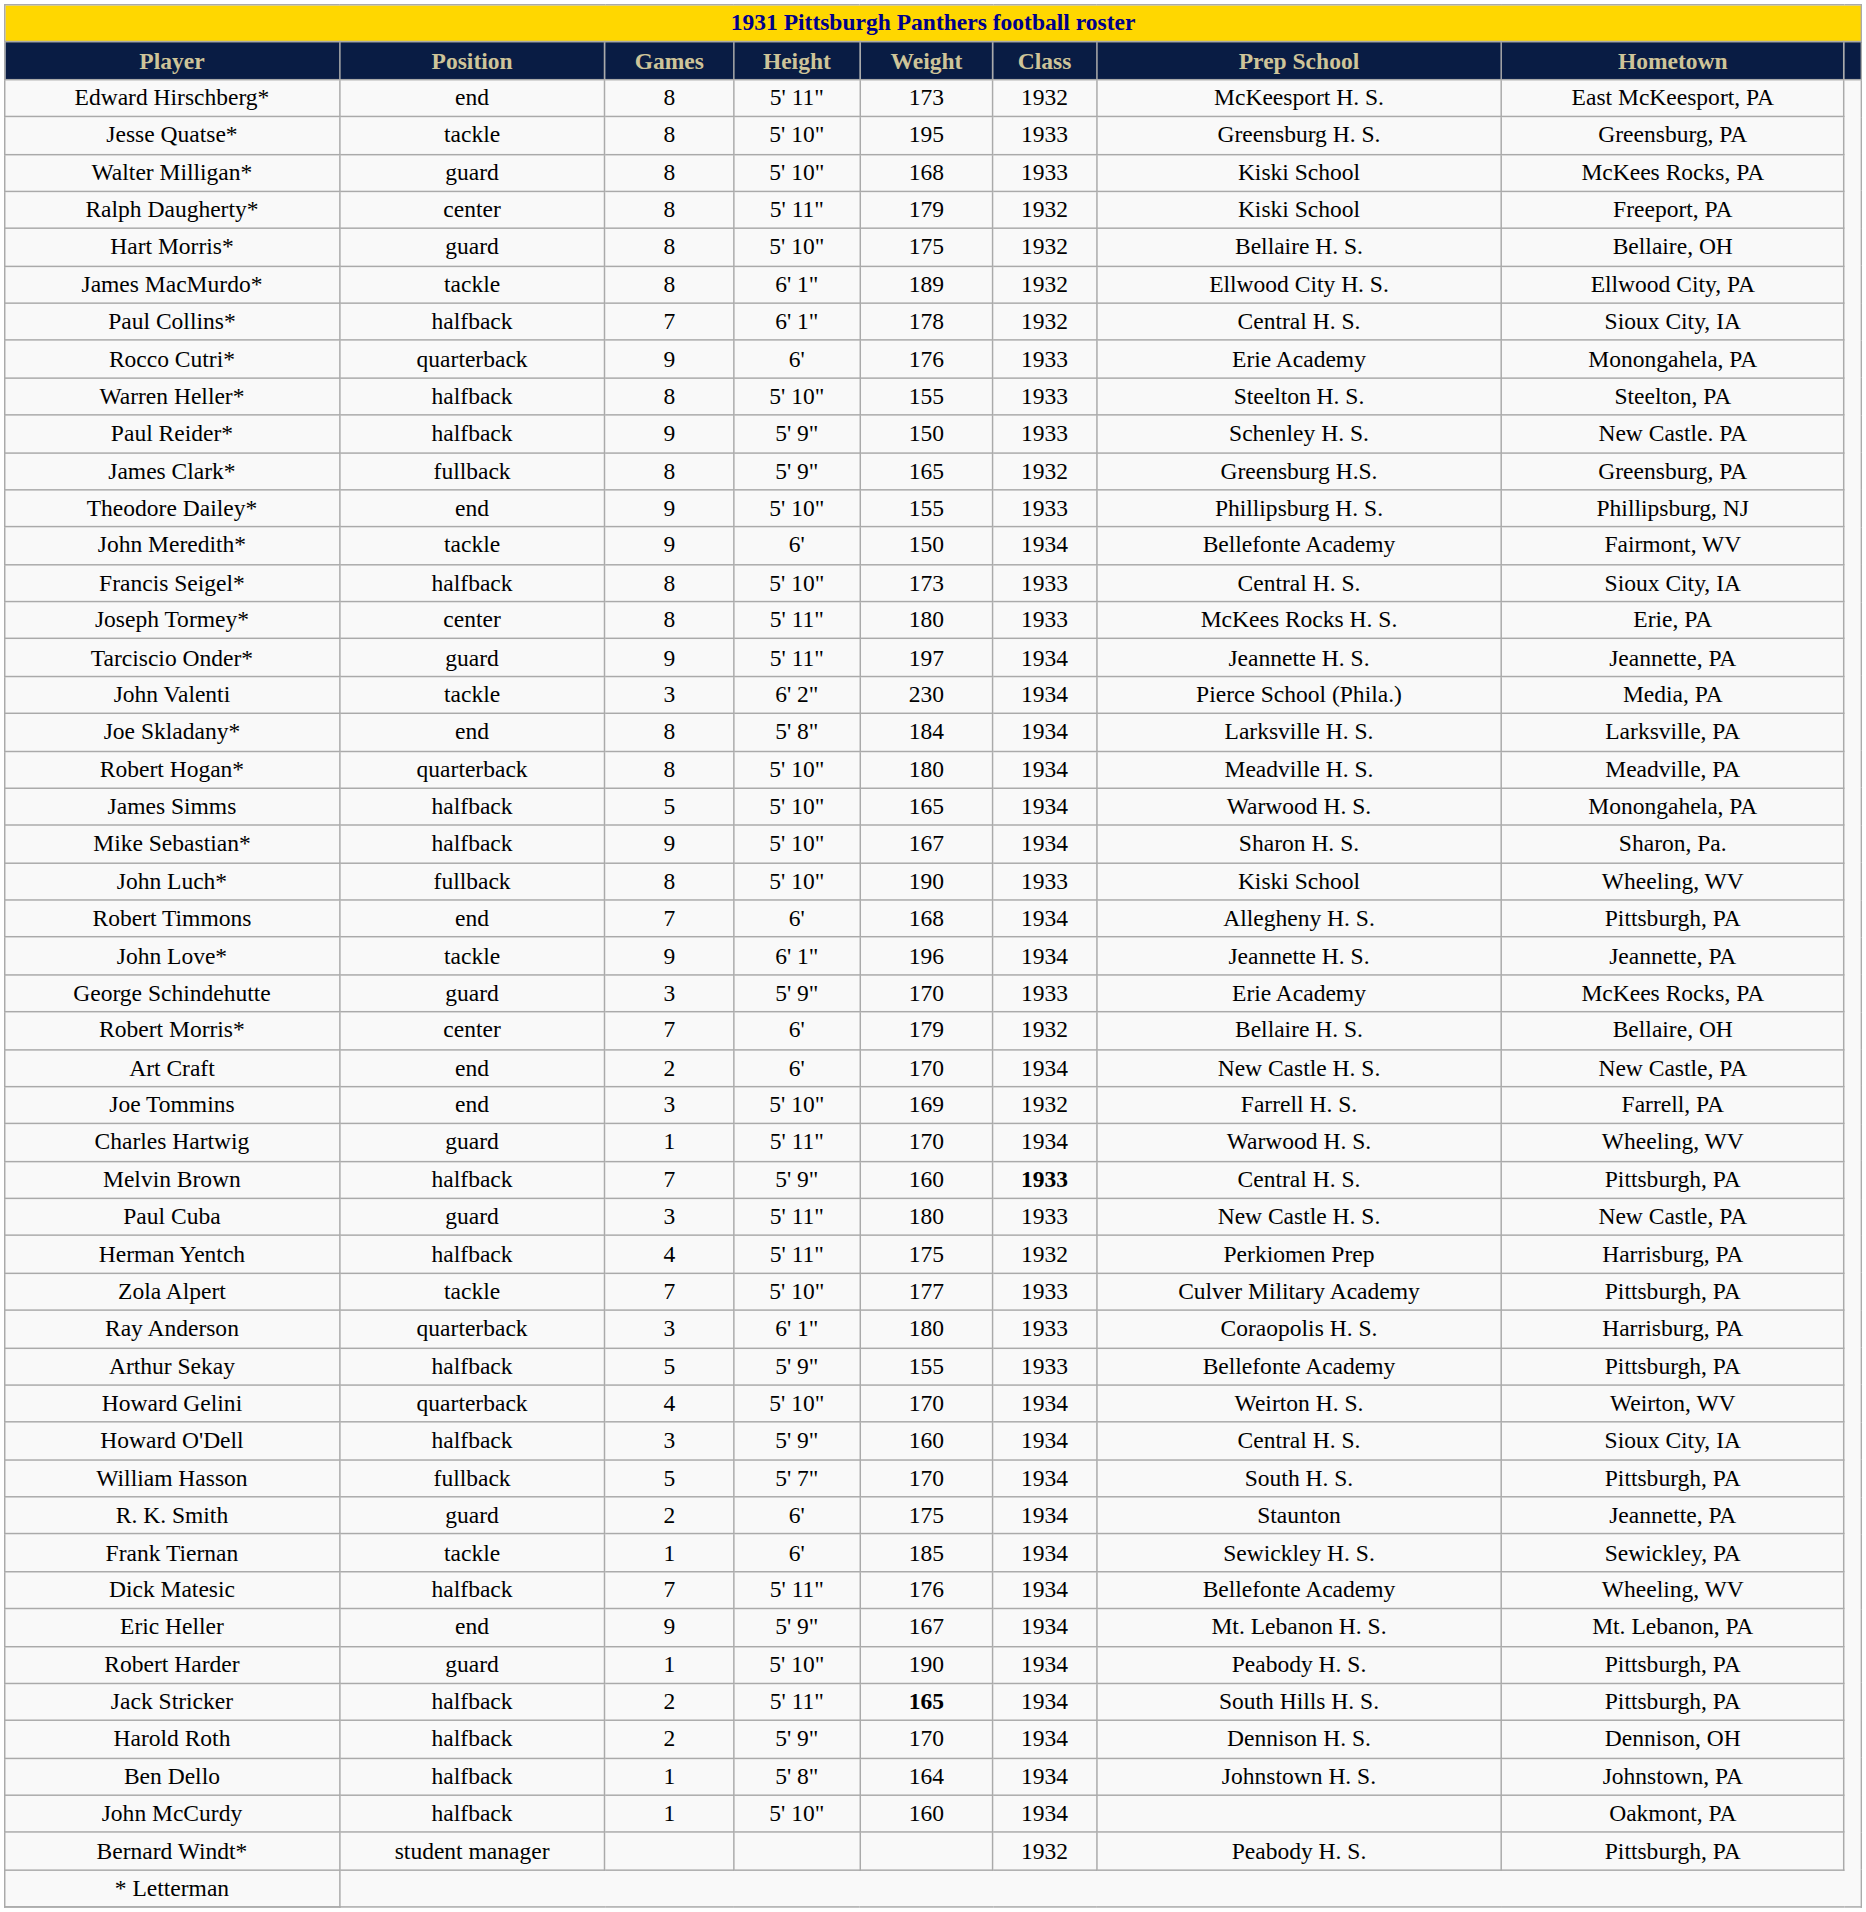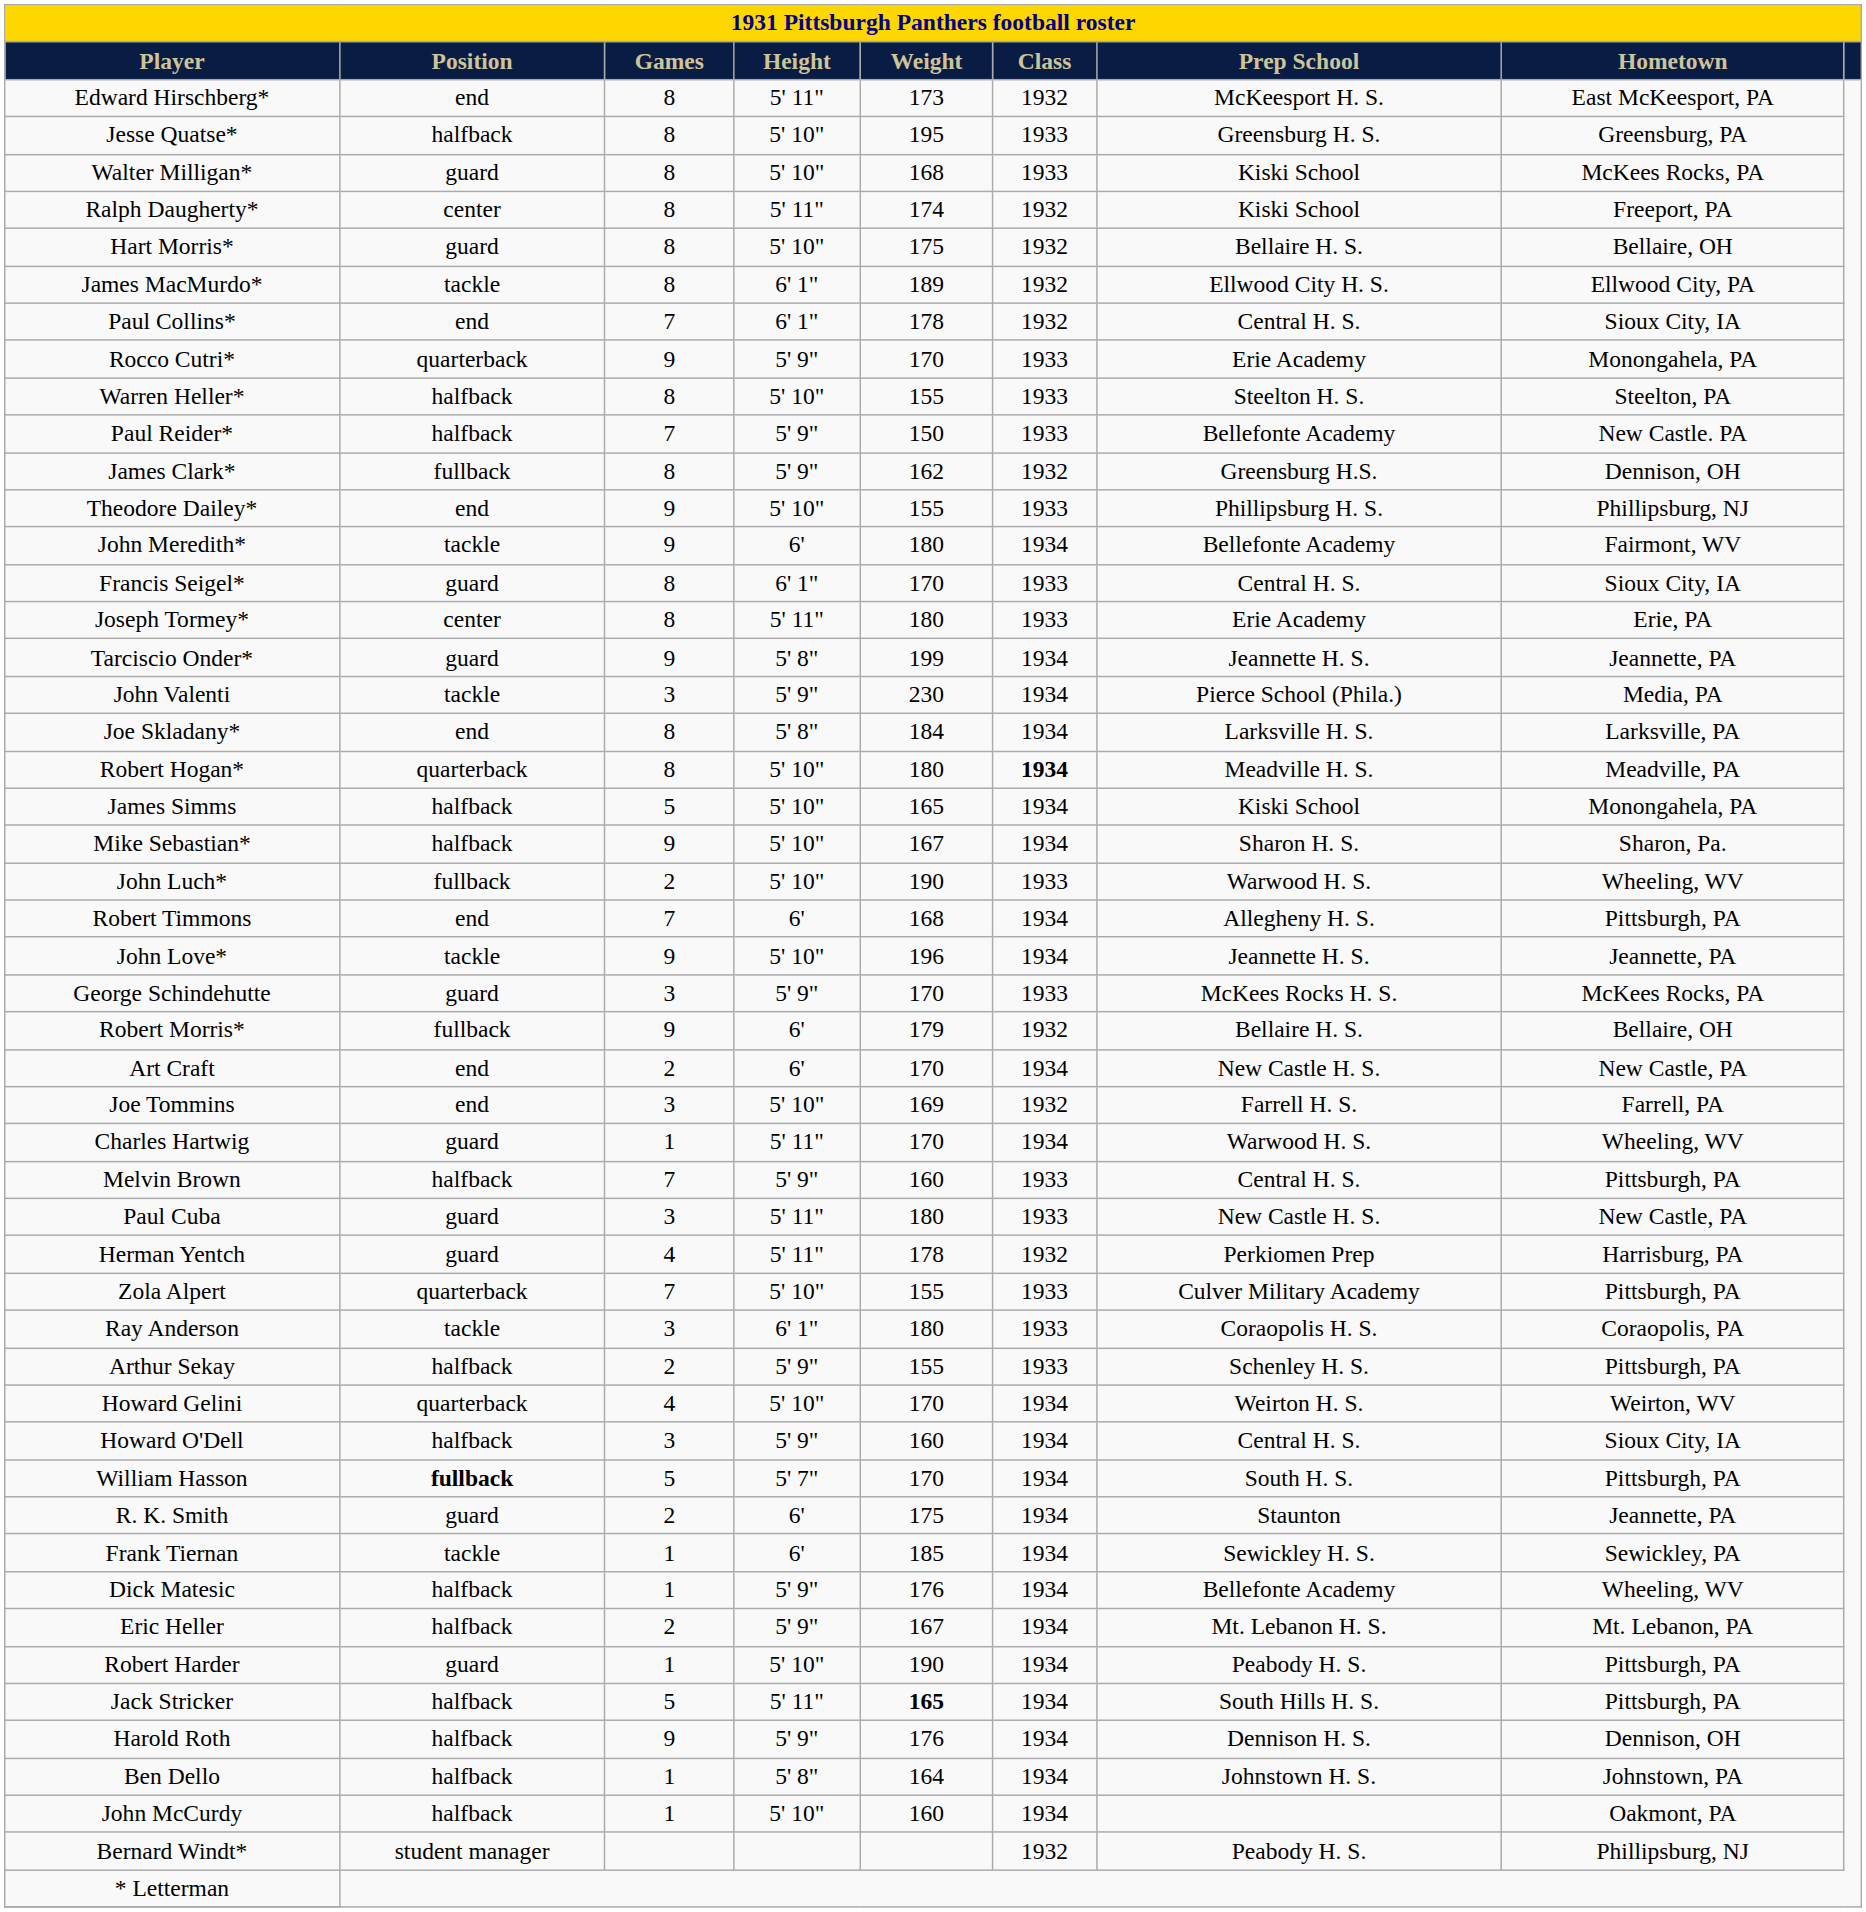(472, 135) tackle -> (472, 135) halfback
(926, 209) 179 -> (926, 209) 174
(472, 321) halfback -> (472, 321) end
(797, 358) 6' -> (797, 358) 5' 9"
(926, 358) 176 -> (926, 358) 170
(669, 433) 9 -> (669, 433) 7
(1299, 433) Schenley H. S. -> (1299, 433) Bellefonte Academy
(926, 470) 165 -> (926, 470) 162
(1673, 470) Greensburg, PA -> (1673, 470) Dennison, OH
(926, 545) 150 -> (926, 545) 180
(472, 582) halfback -> (472, 582) guard
(797, 582) 5' 10" -> (797, 582) 6' 1"
(926, 582) 173 -> (926, 582) 170
(1299, 619) McKees Rocks H. S. -> (1299, 619) Erie Academy
(797, 657) 5' 11" -> (797, 657) 5' 8"
(926, 657) 197 -> (926, 657) 199
(797, 694) 6' 2" -> (797, 694) 5' 9"
(1045, 769) normal -> (1045, 769) bold
(1299, 806) Warwood H. S. -> (1299, 806) Kiski School
(669, 881) 8 -> (669, 881) 2
(1299, 881) Kiski School -> (1299, 881) Warwood H. S.
(797, 955) 6' 1" -> (797, 955) 5' 10"
(1299, 992) Erie Academy -> (1299, 992) McKees Rocks H. S.
(472, 1030) center -> (472, 1030) fullback
(669, 1030) 7 -> (669, 1030) 9
(1045, 1179) bold -> (1045, 1179) normal
(472, 1254) halfback -> (472, 1254) guard
(926, 1254) 175 -> (926, 1254) 178
(472, 1291) tackle -> (472, 1291) quarterback
(926, 1291) 177 -> (926, 1291) 155
(472, 1328) quarterback -> (472, 1328) tackle
(1673, 1328) Harrisburg, PA -> (1673, 1328) Coraopolis, PA
(669, 1365) 5 -> (669, 1365) 2
(1299, 1365) Bellefonte Academy -> (1299, 1365) Schenley H. S.
(472, 1477) normal -> (472, 1477) bold
(669, 1589) 7 -> (669, 1589) 1
(797, 1589) 5' 11" -> (797, 1589) 5' 9"
(472, 1627) end -> (472, 1627) halfback
(669, 1627) 9 -> (669, 1627) 2
(669, 1701) 2 -> (669, 1701) 5
(669, 1739) 2 -> (669, 1739) 9
(926, 1739) 170 -> (926, 1739) 176
(1673, 1850) Pittsburgh, PA -> (1673, 1850) Phillipsburg, NJ
